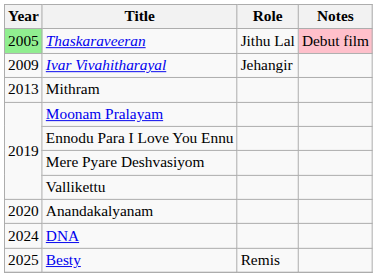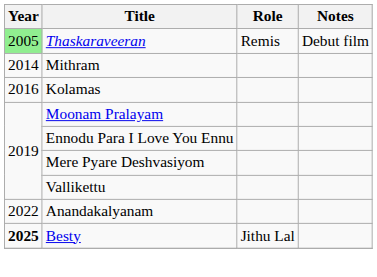(268, 41) Jithu Lal -> (260, 41) Remis
(335, 41) pink background -> (335, 41) no background
- row: (106, 65)
(23, 89) 2013 -> (23, 65) 2014
+ row: (73, 89)
(23, 211) 2020 -> (23, 211) 2022
- row: (62, 235)
(23, 260) normal -> (23, 235) bold
(260, 260) Remis -> (268, 235) Jithu Lal
